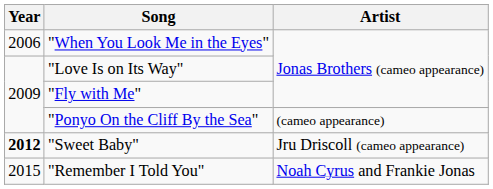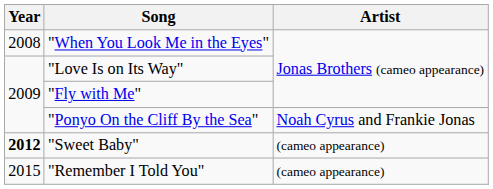(24, 42) 2006 -> (24, 42) 2008
(330, 120) (cameo appearance) -> (376, 119) Noah Cyrus and Frankie Jonas
(370, 145) Jru Driscoll (cameo appearance) -> (330, 146) (cameo appearance)
(376, 171) Noah Cyrus and Frankie Jonas -> (330, 172) (cameo appearance)
